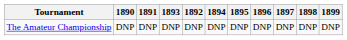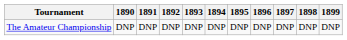columns swapped: (194, 12) <-> (171, 12)
